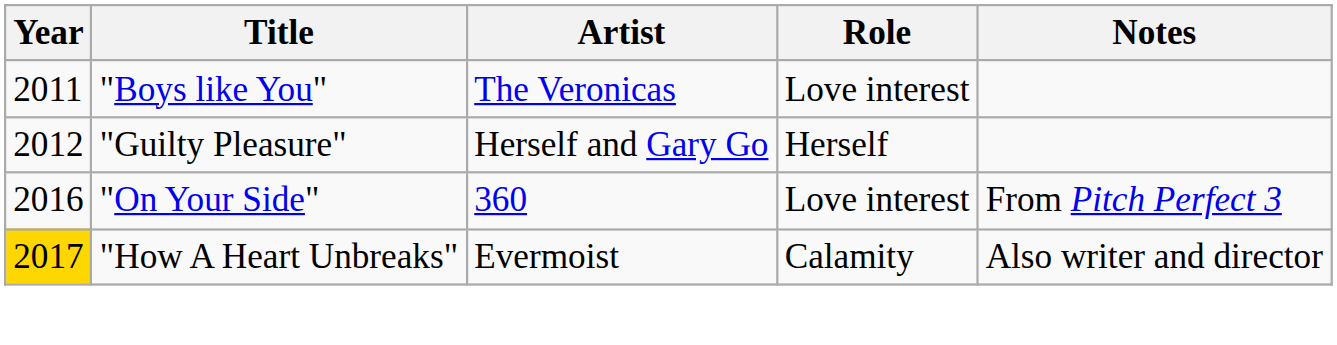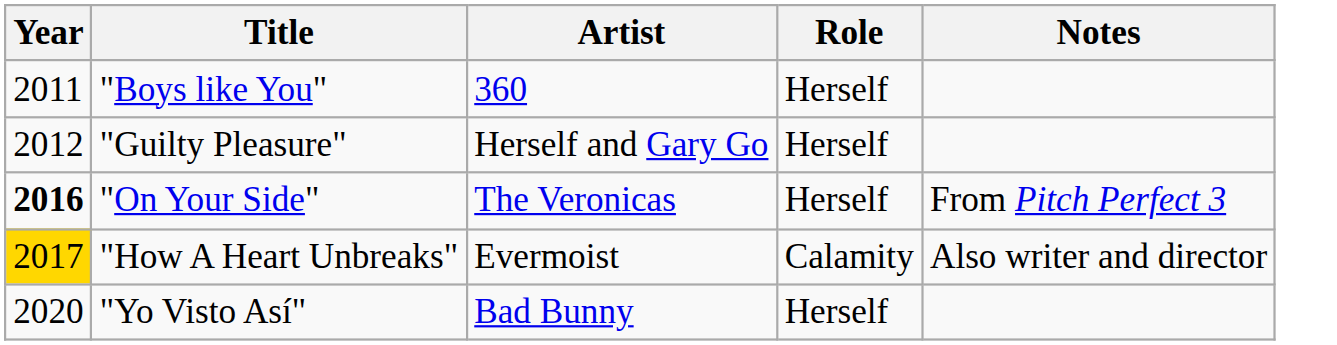(575, 88) The Veronicas -> (501, 88) 360
(877, 88) Love interest -> (836, 88) Herself
(48, 199) normal -> (48, 199) bold
(501, 199) 360 -> (575, 199) The Veronicas
(877, 199) Love interest -> (836, 199) Herself
+ row: (203, 311)
